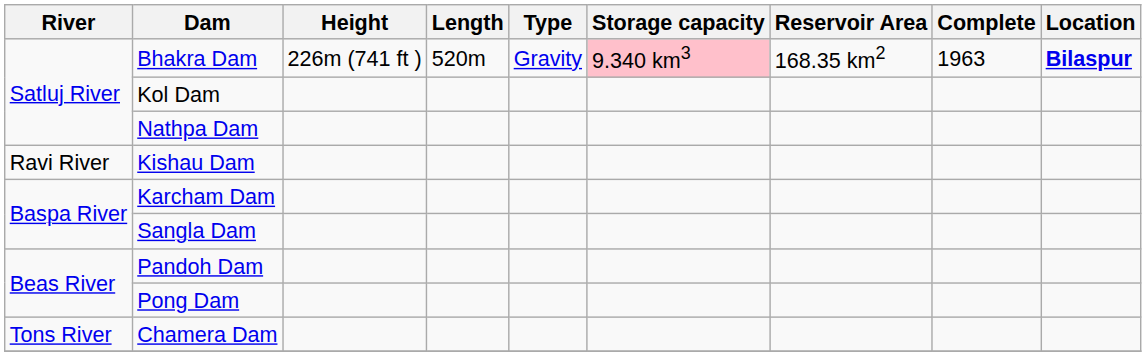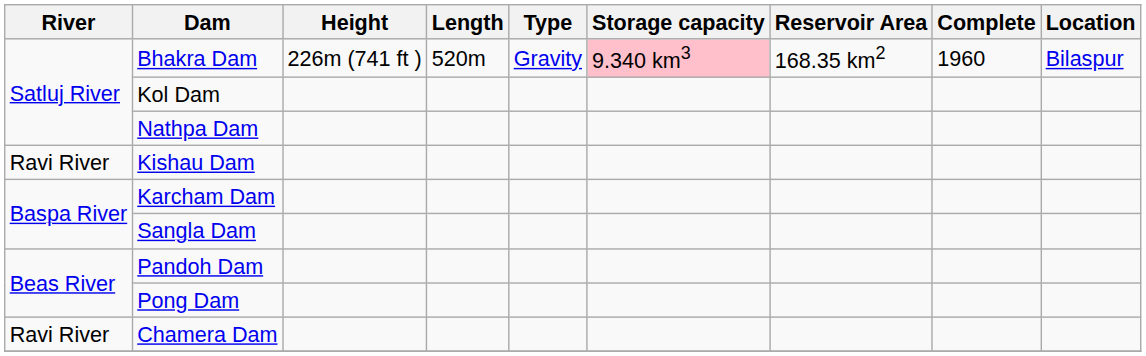(961, 58) 1963 -> (961, 58) 1960
(1089, 58) bold -> (1085, 58) normal
(61, 334) Tons River -> (59, 334) Ravi River
